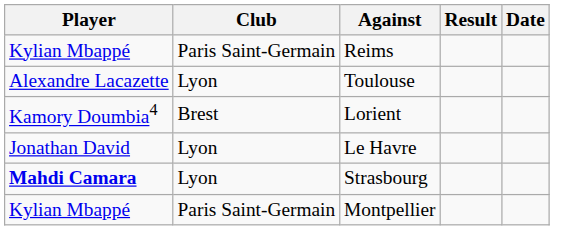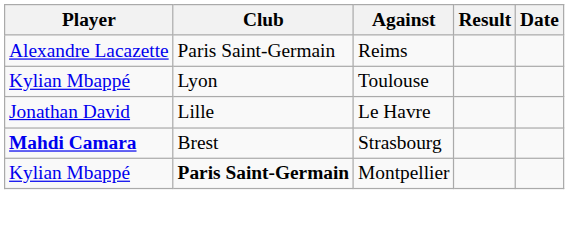(70, 50) Kylian Mbappé -> (89, 50) Alexandre Lacazette
(89, 81) Alexandre Lacazette -> (70, 81) Kylian Mbappé
- row: (373, 114)
(197, 147) Lyon -> (196, 111) Lille
(197, 178) Lyon -> (198, 142) Brest
(256, 209) normal -> (263, 173) bold
